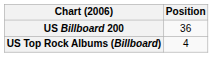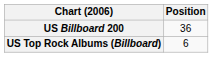(186, 44) 4 -> (186, 44) 6
